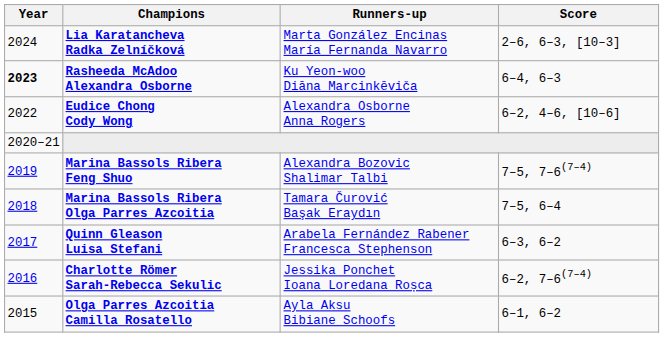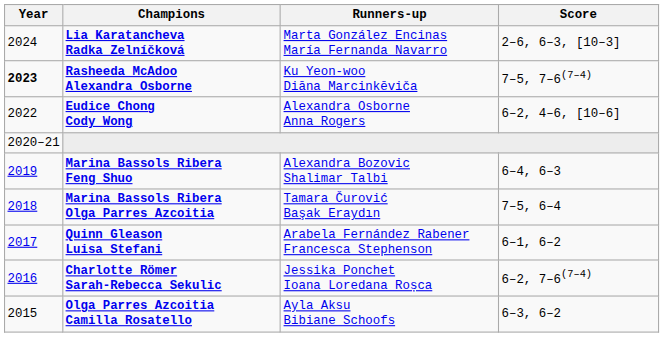(531, 79) 6–4, 6–3 -> (547, 79) 7–5, 7–6(7–4)
(547, 171) 7–5, 7–6(7–4) -> (531, 171) 6–4, 6–3
(531, 242) 6–3, 6–2 -> (531, 242) 6–1, 6–2
(531, 313) 6–1, 6–2 -> (531, 313) 6–3, 6–2
